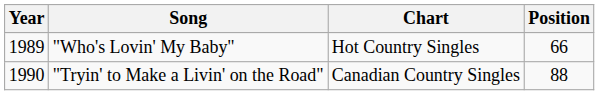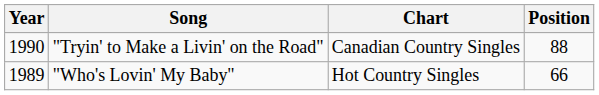rows swapped: (144, 47) <-> (188, 75)
